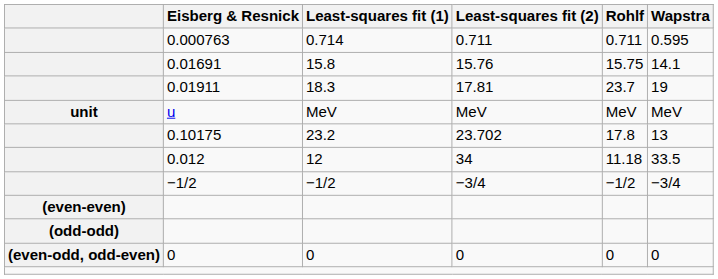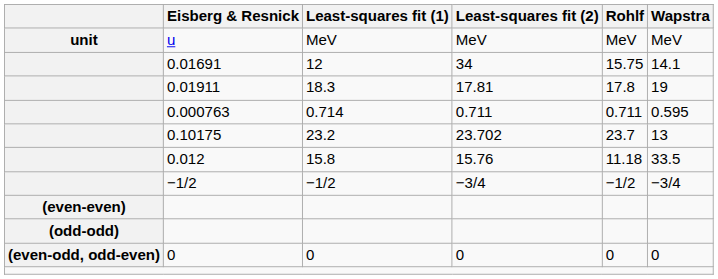rows swapped: (84, 111) <-> (84, 40)
(321, 64) 15.8 -> (314, 64) 12
(475, 64) 15.76 -> (464, 64) 34
(620, 87) 23.7 -> (620, 87) 17.8
(620, 135) 17.8 -> (620, 135) 23.7
(314, 159) 12 -> (321, 159) 15.8
(464, 159) 34 -> (475, 159) 15.76
